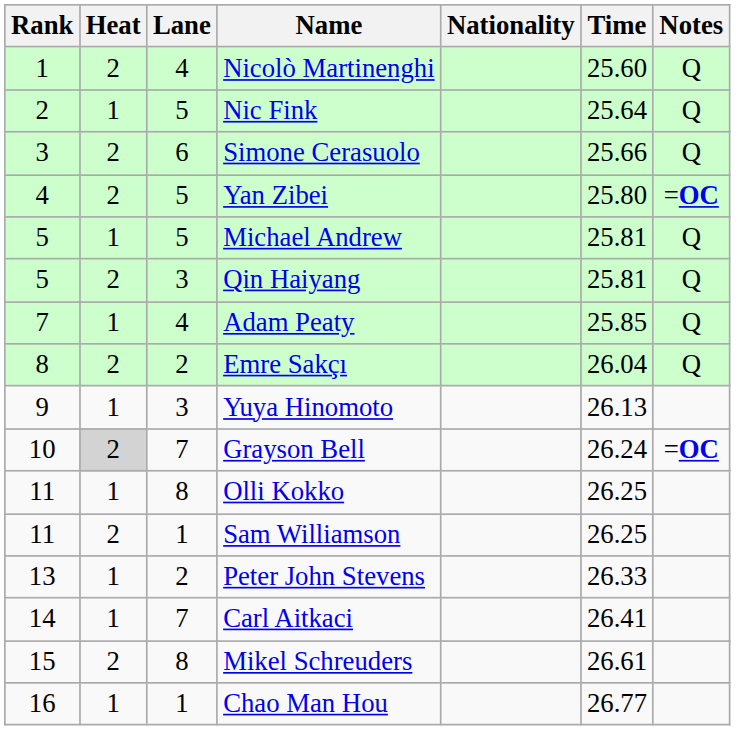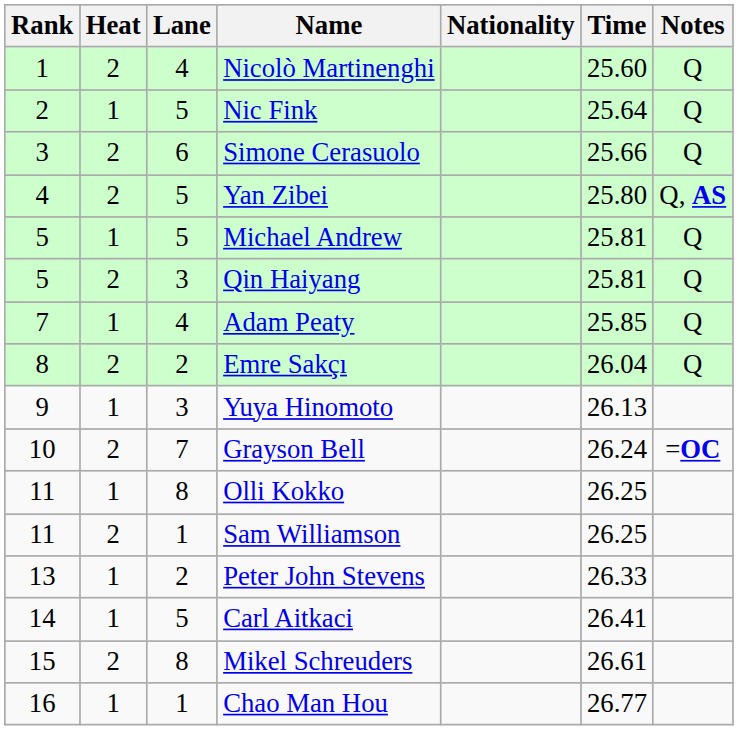(691, 195) =OC -> (693, 195) Q, AS
(113, 449) lightgrey background -> (113, 449) no background
(182, 618) 7 -> (182, 618) 5
